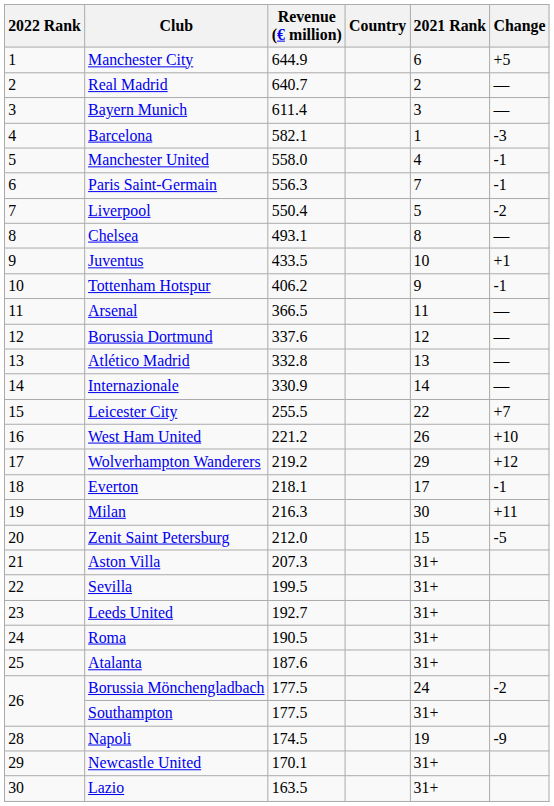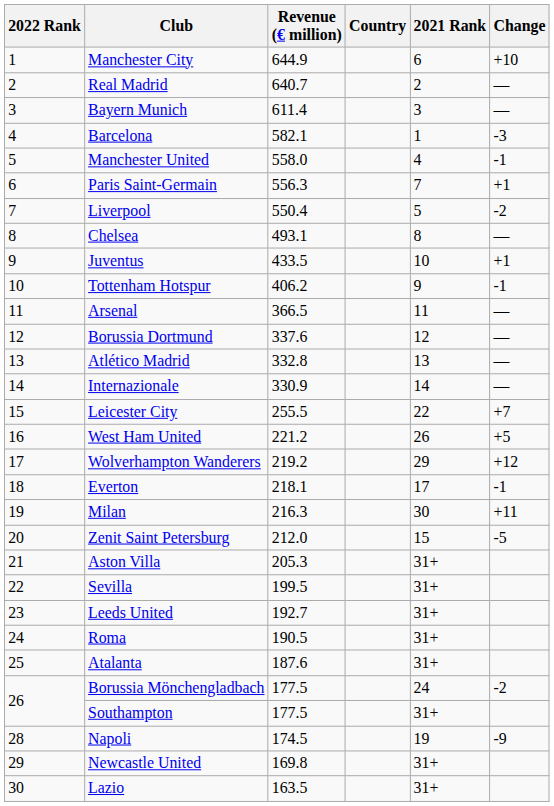(502, 60) +5 -> (506, 60) +10
(500, 185) -1 -> (502, 185) +1
(506, 436) +10 -> (502, 436) +5
(290, 562) 207.3 -> (290, 562) 205.3
(290, 763) 170.1 -> (290, 763) 169.8
